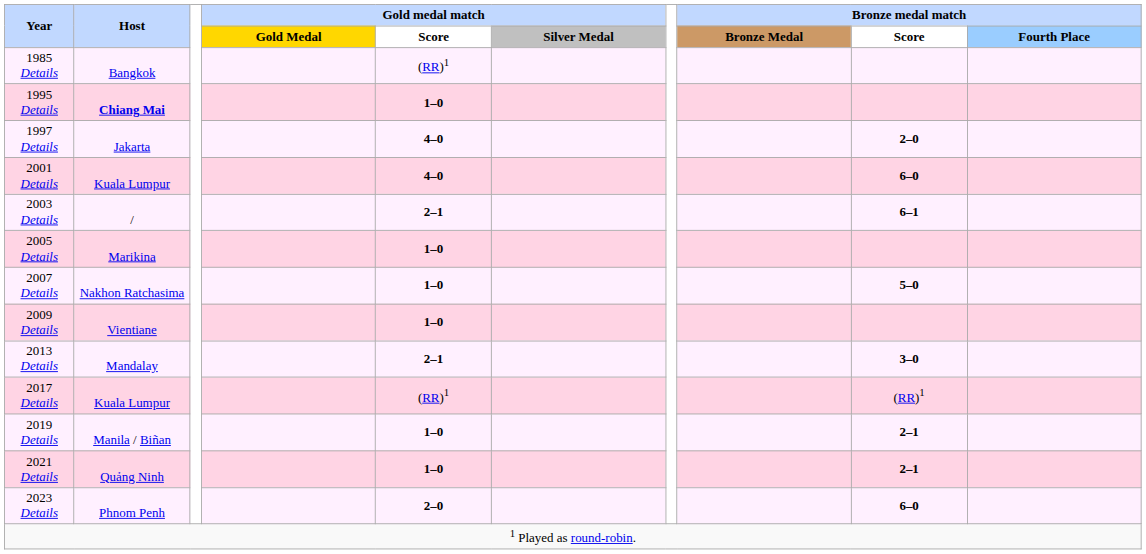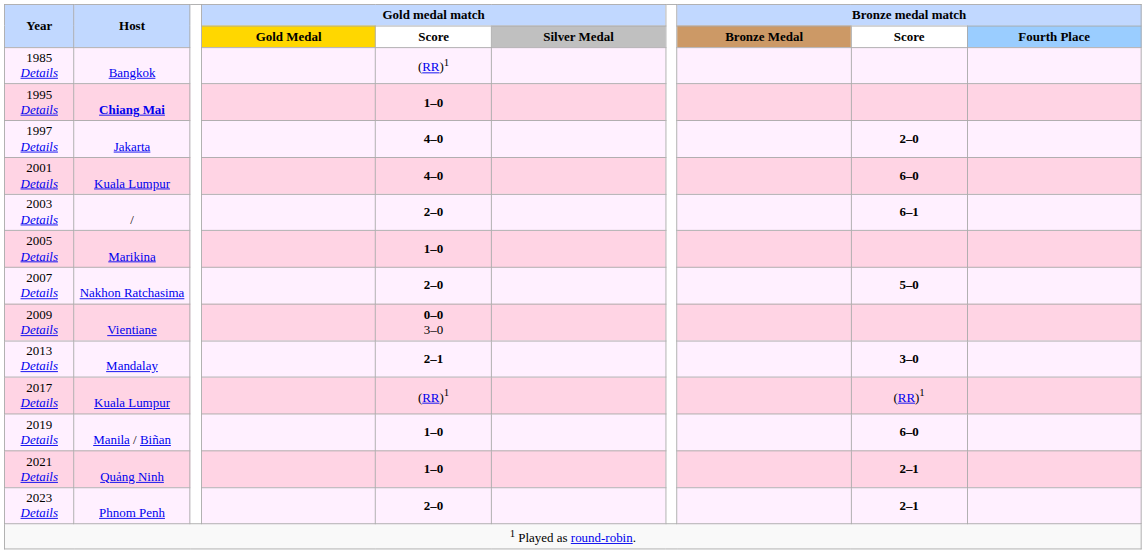(434, 212) 2–1 -> (434, 212) 2–0
(434, 286) 1–0 -> (434, 286) 2–0
(434, 322) 1–0 -> (434, 322) 0–0 3–0
(909, 432) 2–1 -> (909, 432) 6–0
(909, 506) 6–0 -> (909, 506) 2–1
